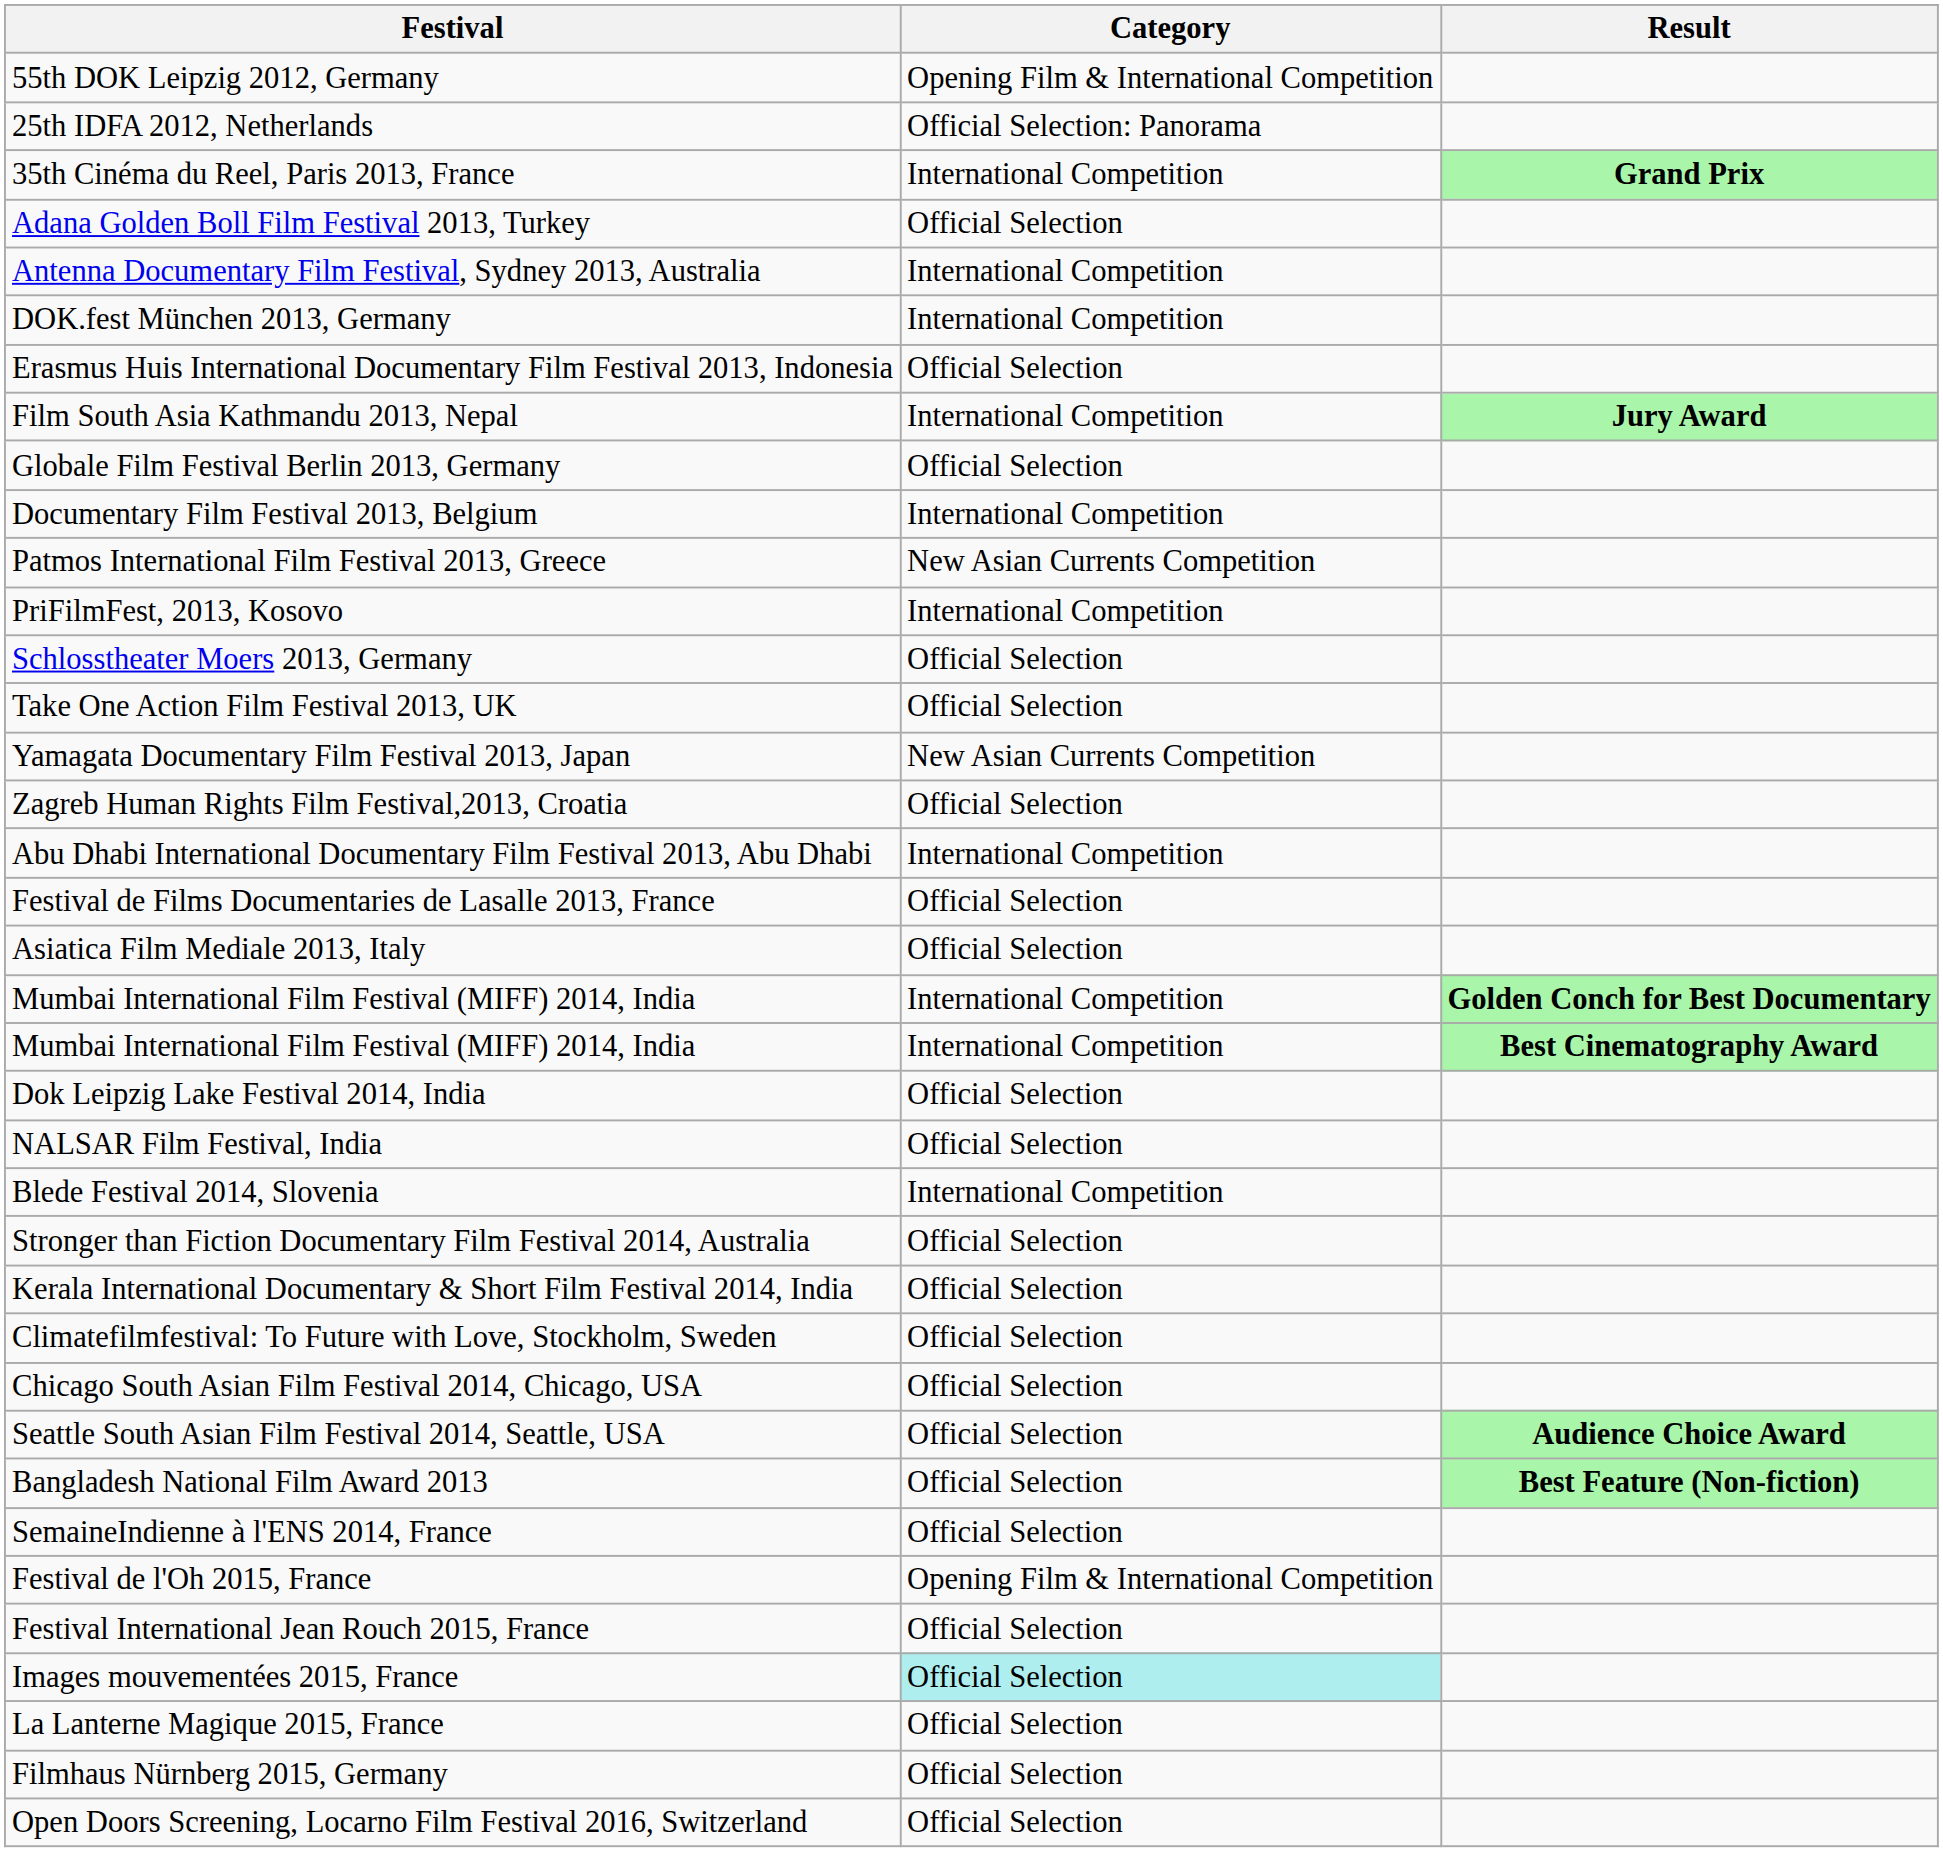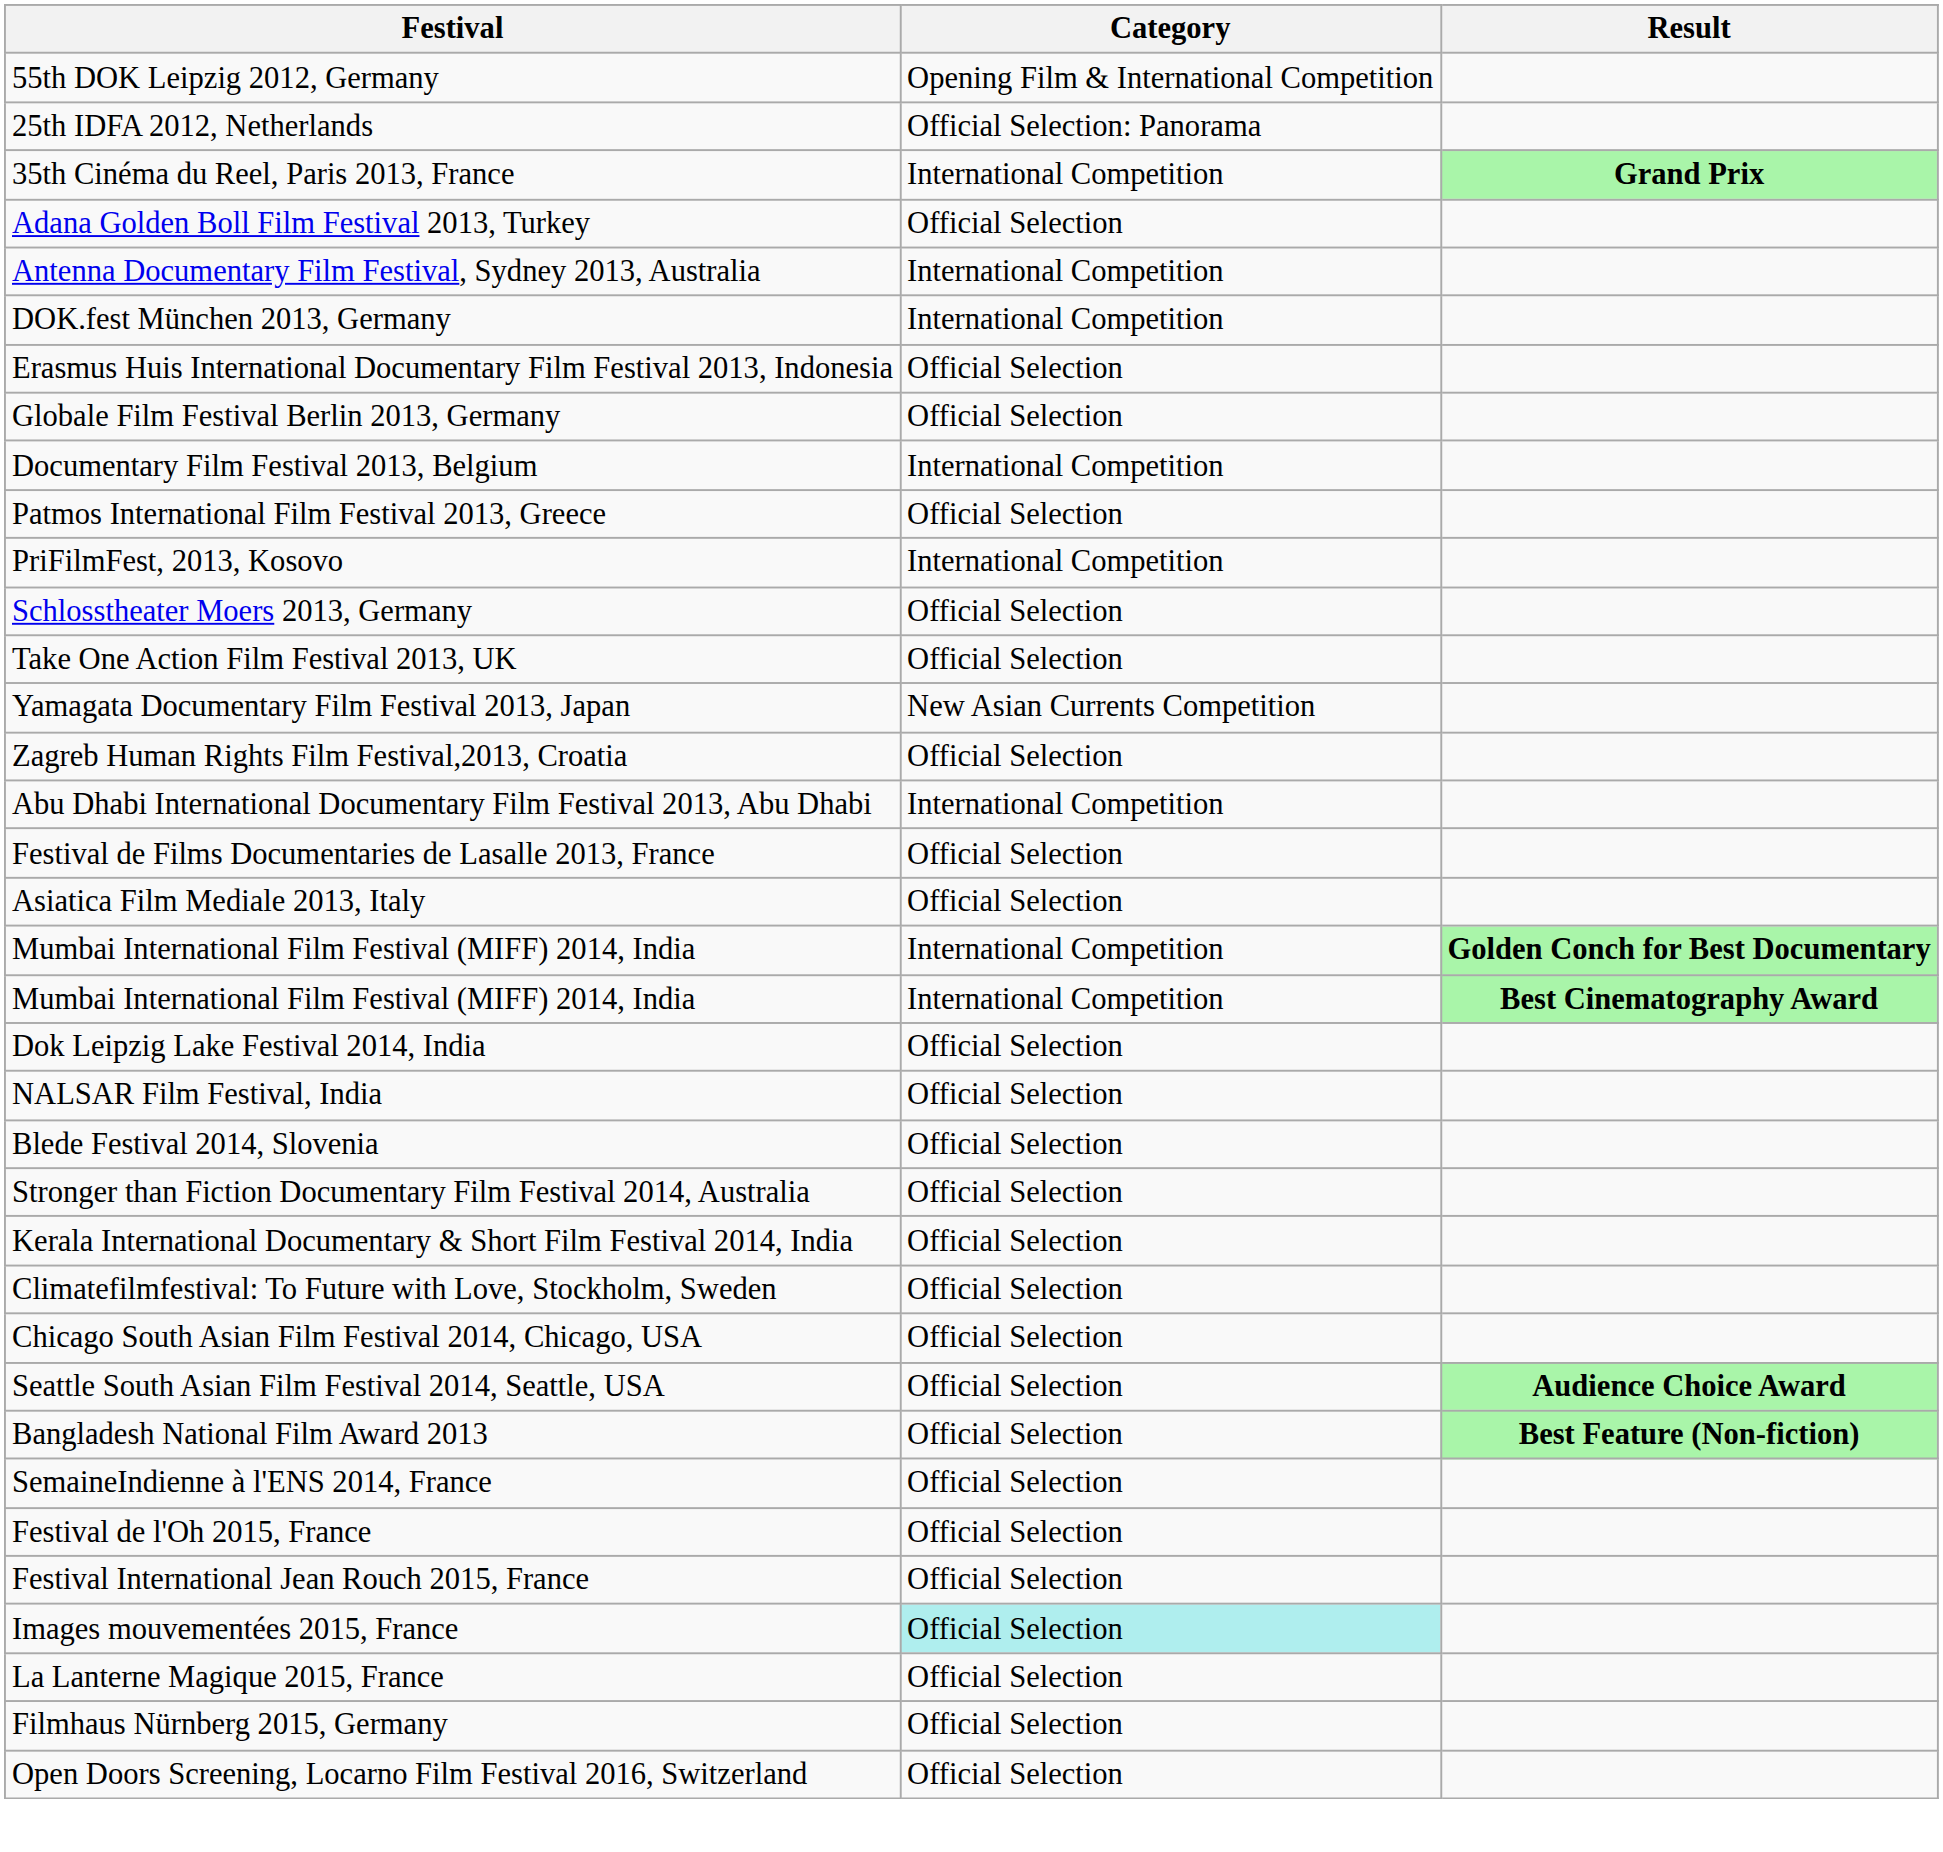- row: (265, 416)
(1111, 561) New Asian Currents Competition -> (1015, 513) Official Selection
(1065, 1191) International Competition -> (1015, 1143) Official Selection
(1170, 1579) Opening Film & International Competition -> (1015, 1531) Official Selection
